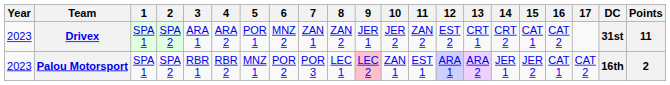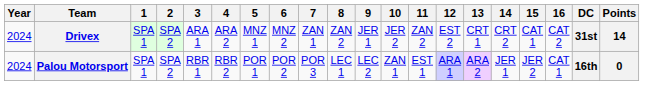- column: (585, 13)
(19, 36) 2023 -> (19, 36) 2024
(255, 36) POR 1 -> (255, 36) MNZ 1
(646, 36) 11 -> (619, 36) 14
(19, 66) 2023 -> (19, 66) 2024
(255, 66) MNZ 1 -> (255, 66) POR 1
(368, 66) pink background -> (368, 66) no background
(646, 66) 2 -> (619, 66) 0
